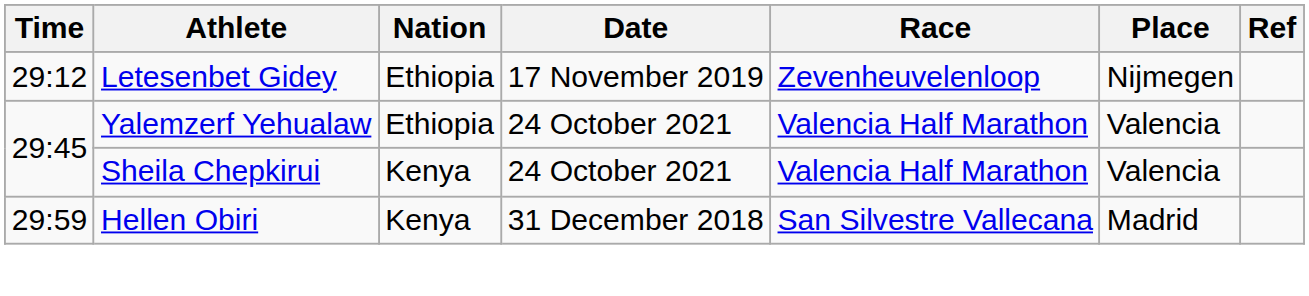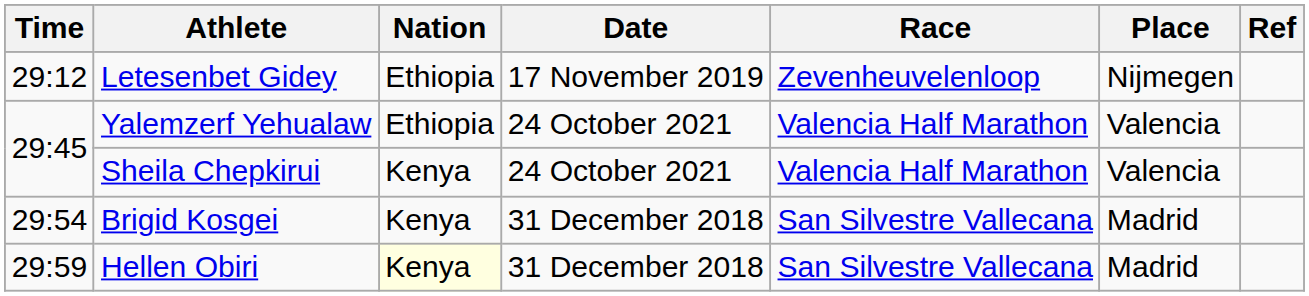+ row: (190, 219)
(428, 219) no background -> (428, 266) lightyellow background
